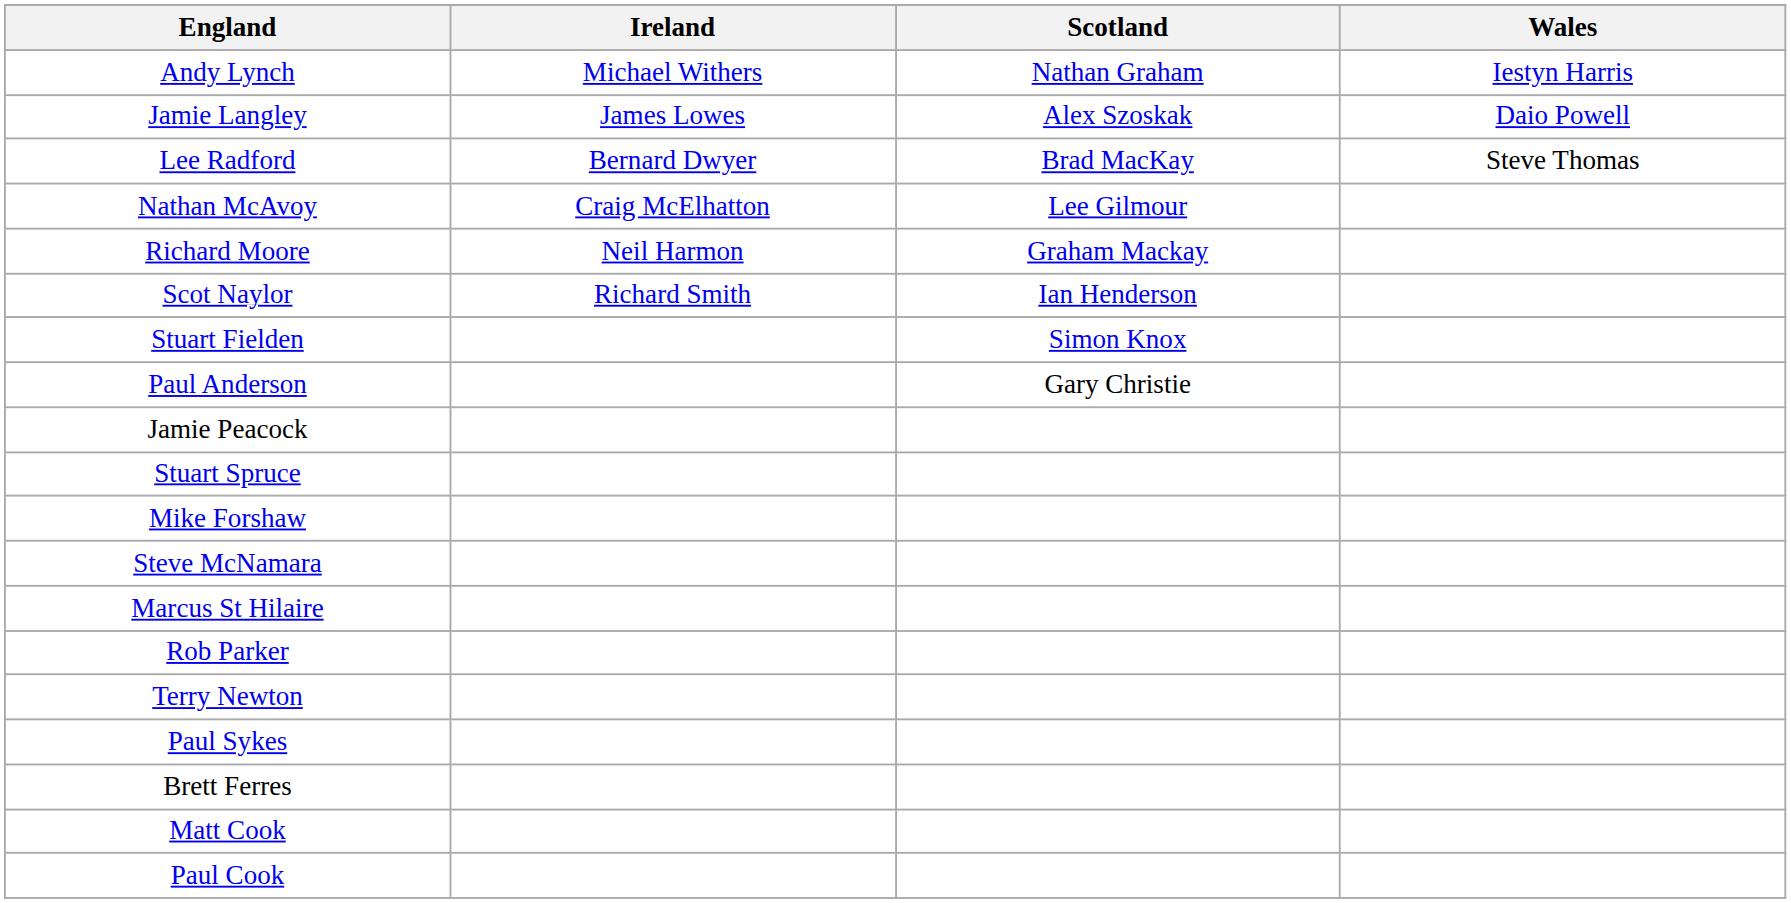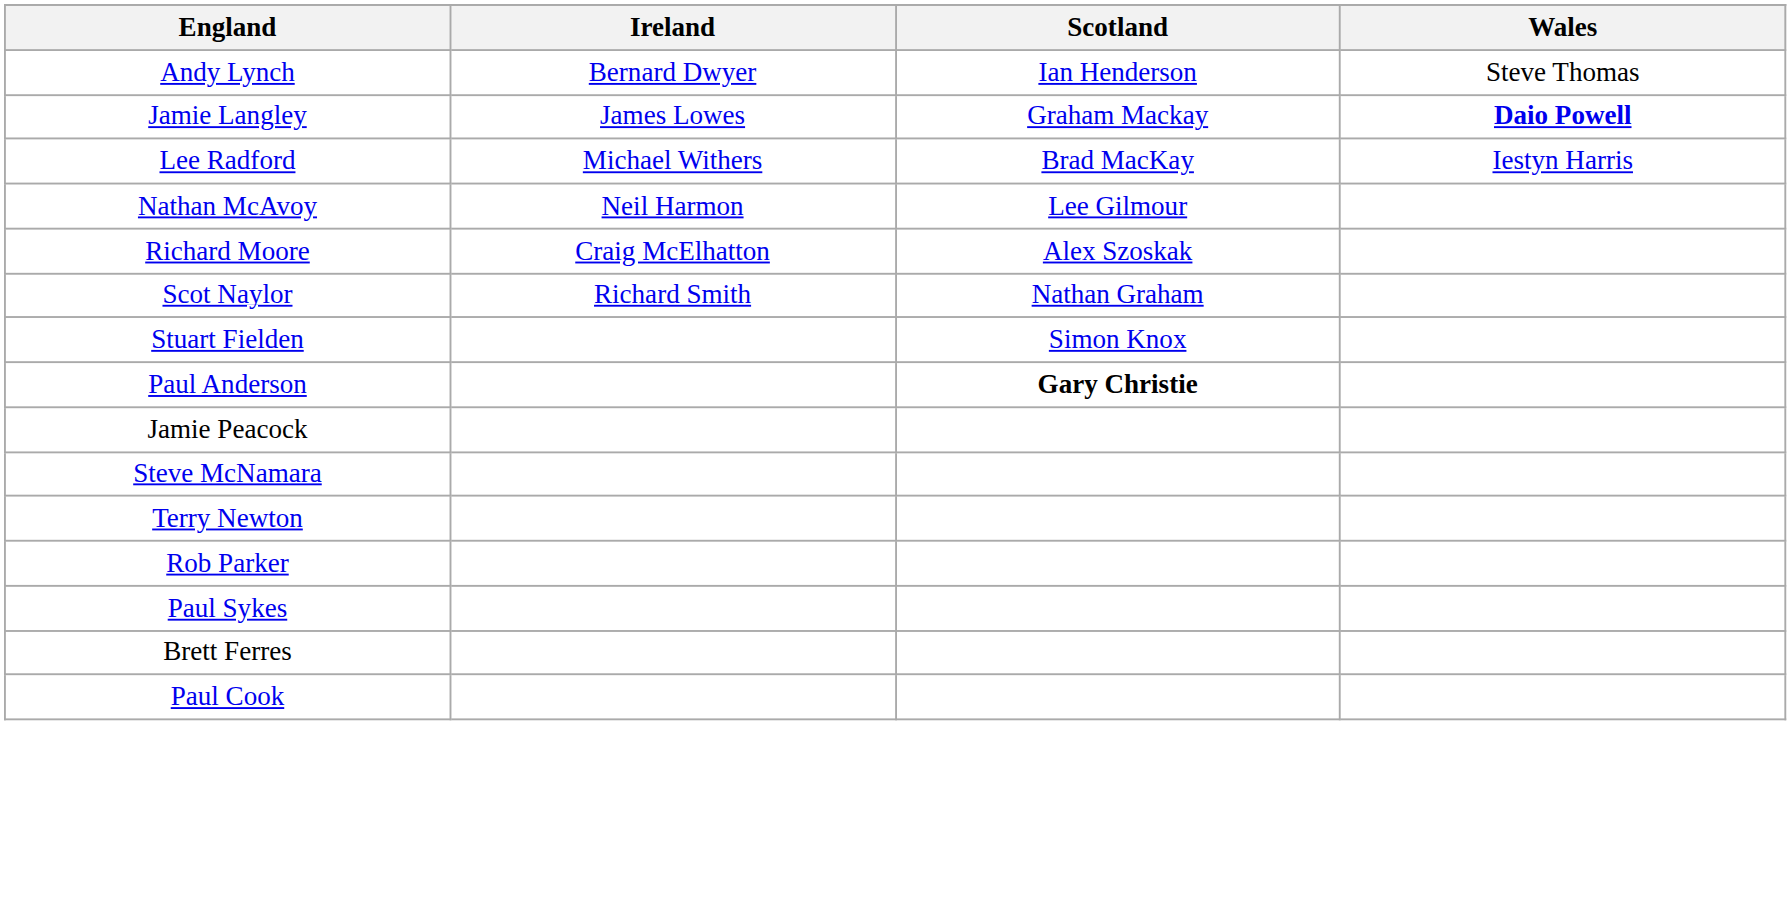(673, 71) Michael Withers -> (673, 71) Bernard Dwyer
(1118, 71) Nathan Graham -> (1118, 71) Ian Henderson
(1563, 71) Iestyn Harris -> (1563, 71) Steve Thomas
(1118, 116) Alex Szoskak -> (1118, 116) Graham Mackay
(1563, 116) normal -> (1563, 116) bold
(673, 161) Bernard Dwyer -> (673, 161) Michael Withers
(1563, 161) Steve Thomas -> (1563, 161) Iestyn Harris
(673, 205) Craig McElhatton -> (673, 205) Neil Harmon
(673, 250) Neil Harmon -> (673, 250) Craig McElhatton
(1118, 250) Graham Mackay -> (1118, 250) Alex Szoskak
(1118, 295) Ian Henderson -> (1118, 295) Nathan Graham
(1118, 384) normal -> (1118, 384) bold
- row: (227, 473)
- row: (227, 518)
- row: (227, 607)
rows swapped: (227, 696) <-> (227, 652)
- row: (227, 830)
